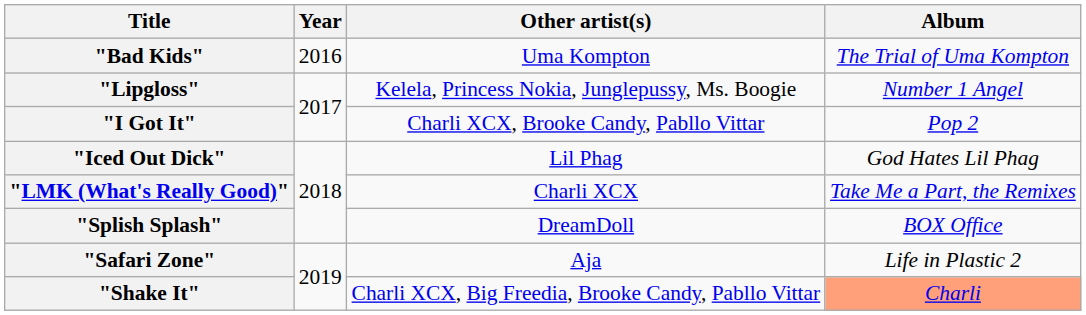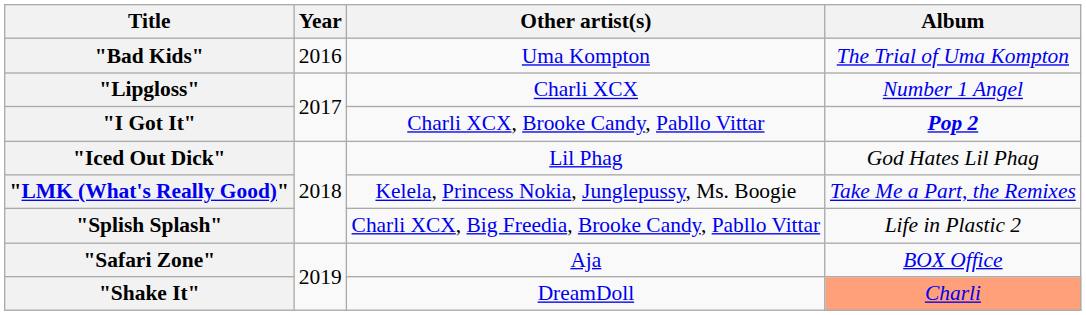(586, 89) Kelela, Princess Nokia, Junglepussy, Ms. Boogie -> (586, 89) Charli XCX
(953, 123) normal -> (953, 123) bold
(586, 191) Charli XCX -> (586, 191) Kelela, Princess Nokia, Junglepussy, Ms. Boogie
(586, 225) DreamDoll -> (586, 225) Charli XCX, Big Freedia, Brooke Candy, Pabllo Vittar
(953, 225) BOX Office -> (953, 225) Life in Plastic 2
(953, 259) Life in Plastic 2 -> (953, 259) BOX Office
(586, 293) Charli XCX, Big Freedia, Brooke Candy, Pabllo Vittar -> (586, 293) DreamDoll
